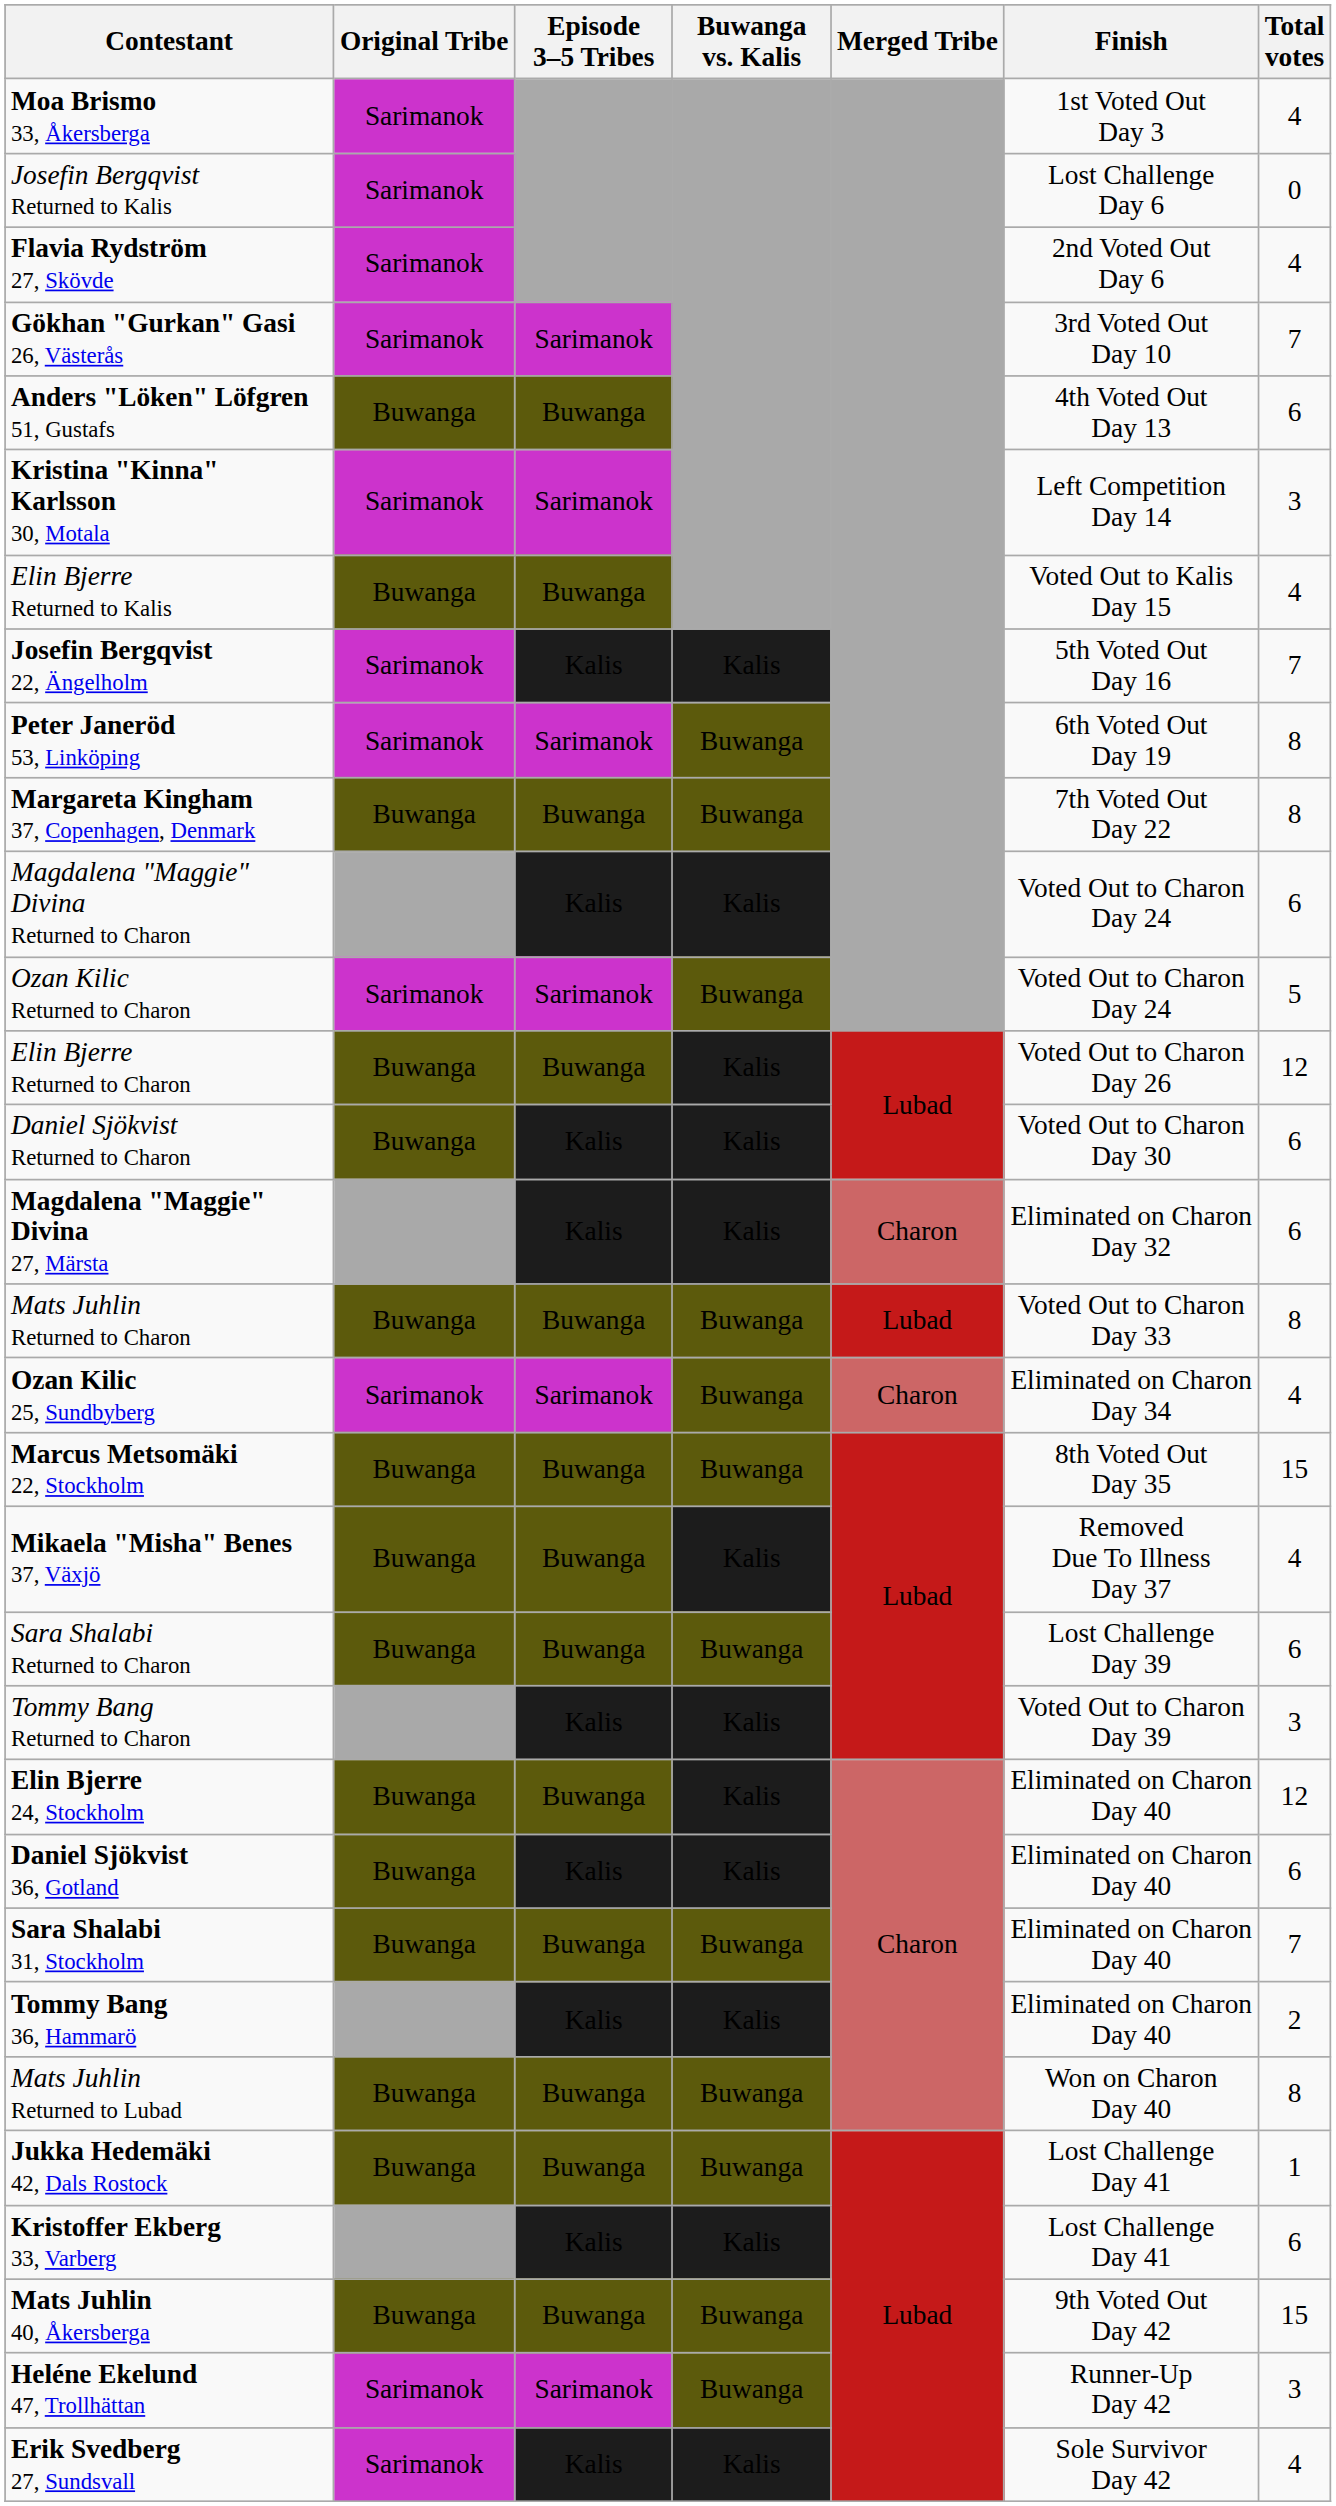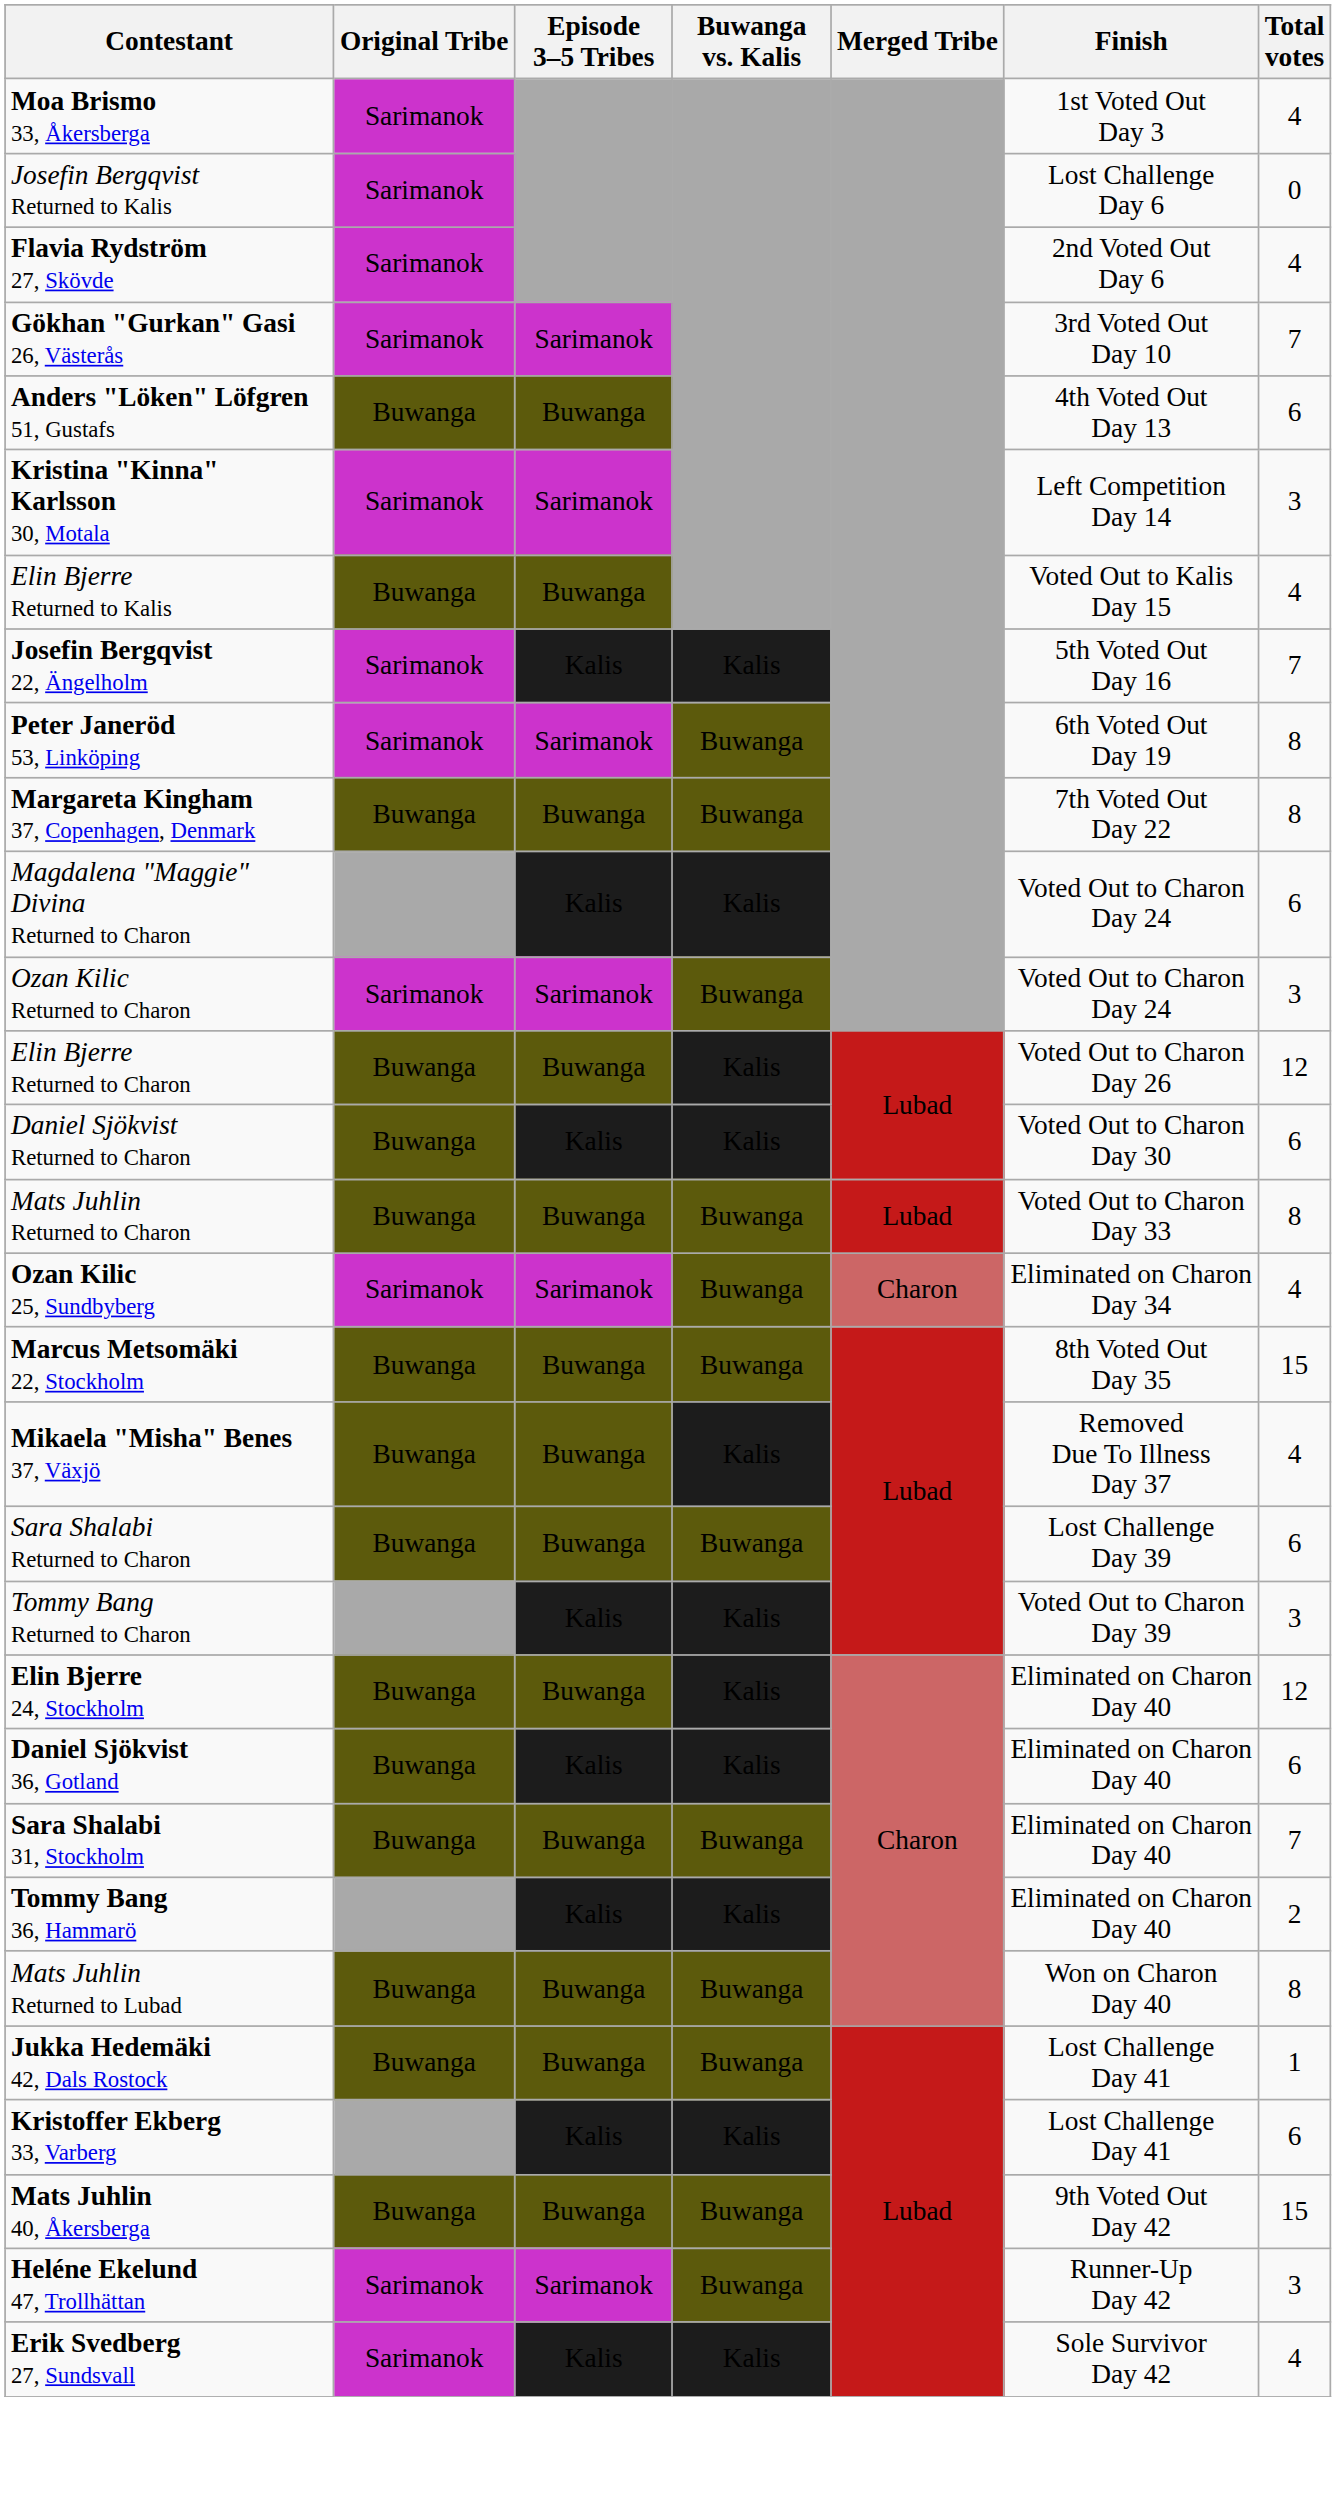(1295, 993) 5 -> (1295, 993) 3
- row: (138, 1231)
